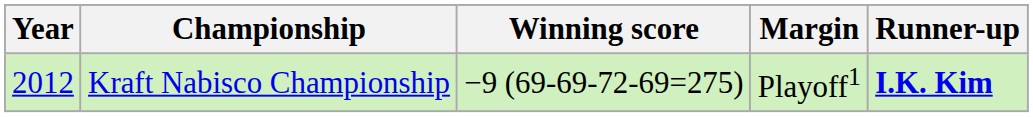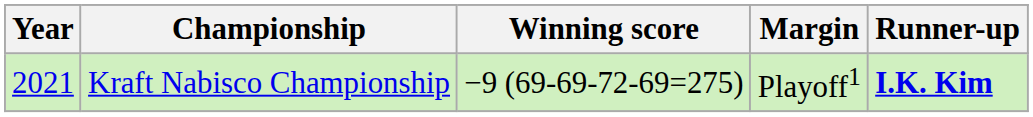(43, 82) 2012 -> (43, 82) 2021
